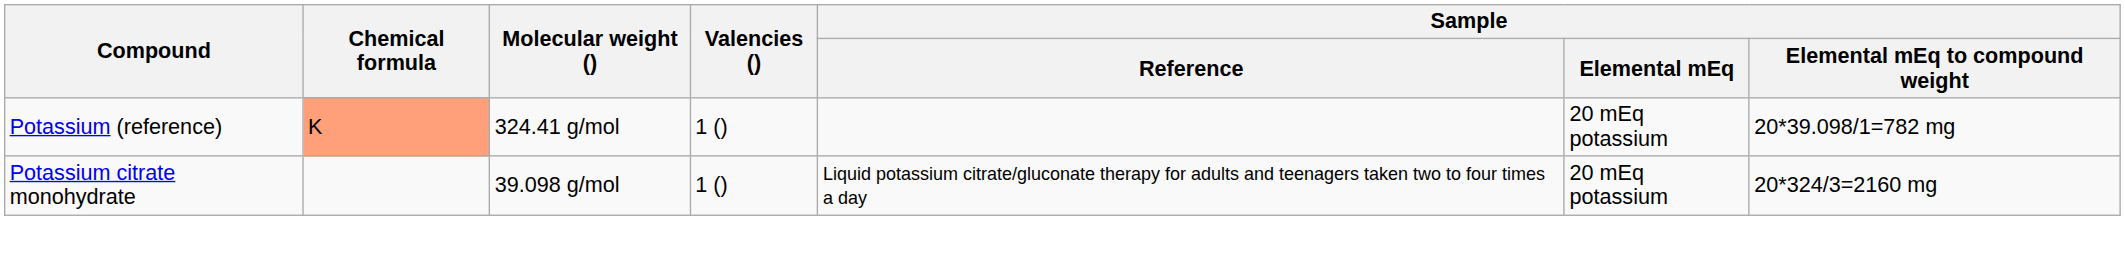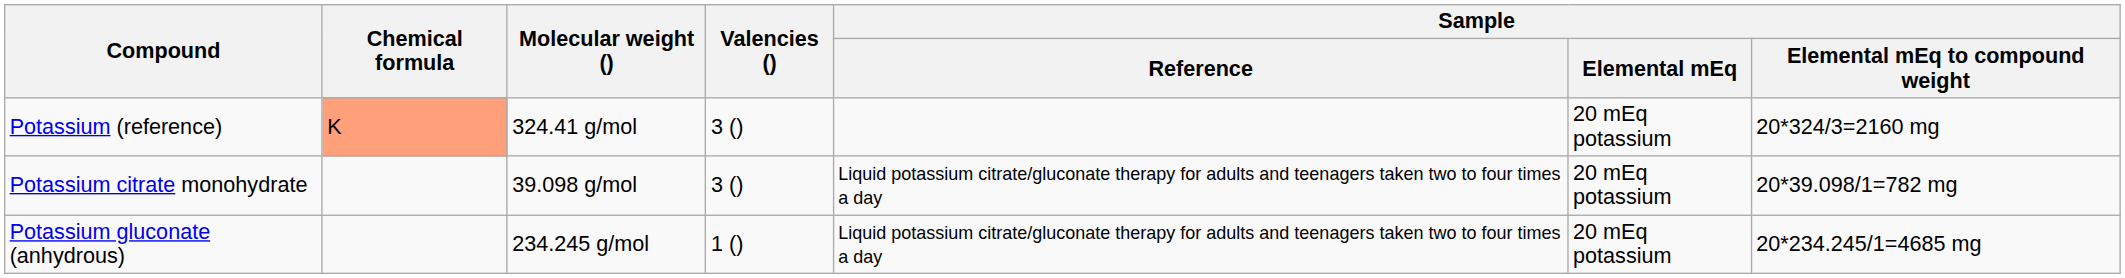(711, 126) 1 () -> (727, 126) 3 ()
(1855, 126) 20*39.098/1=782 mg -> (1848, 126) 20*324/3=2160 mg
(711, 185) 1 () -> (727, 185) 3 ()
(1846, 185) 20*324/3=2160 mg -> (1857, 185) 20*39.098/1=782 mg
+ row: (110, 243)
